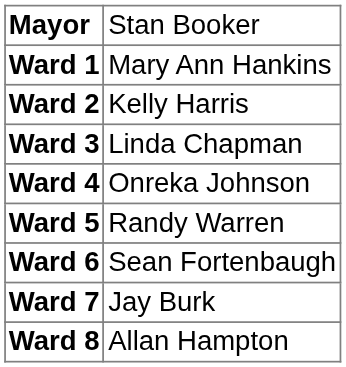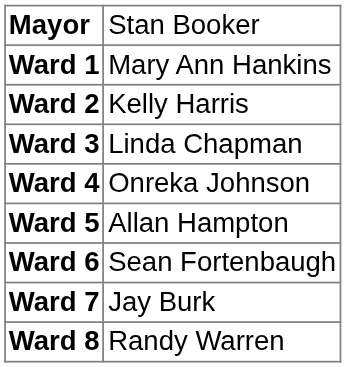(196, 222) Randy Warren -> (198, 222) Allan Hampton
(198, 341) Allan Hampton -> (196, 341) Randy Warren
